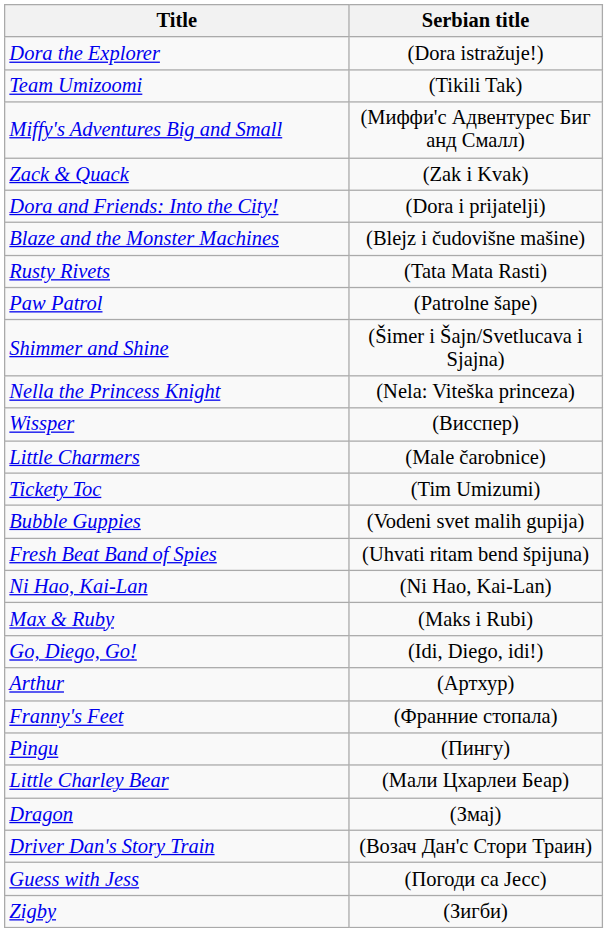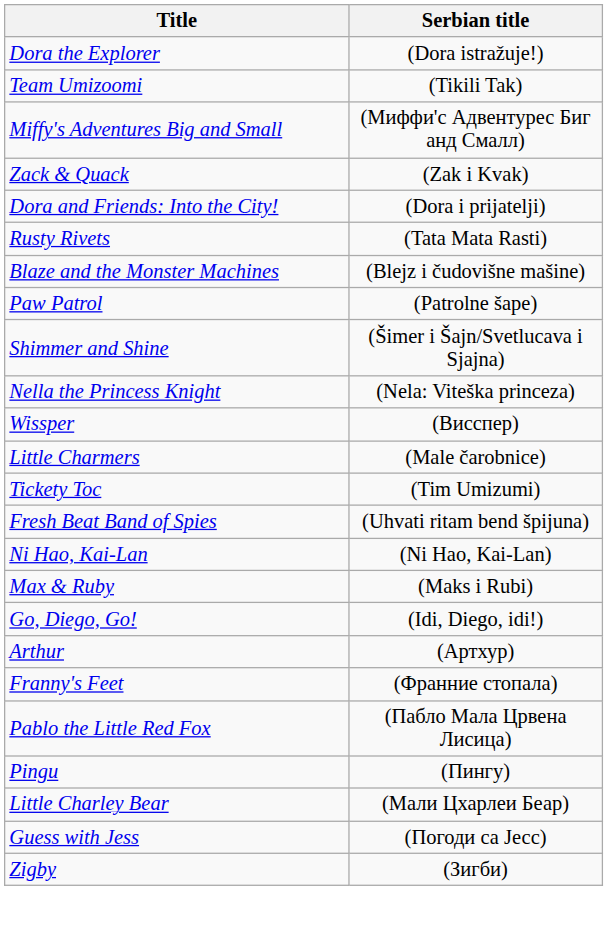rows swapped: (60, 271) <-> (144, 238)
- row: (75, 521)
+ row: (110, 727)
- row: (41, 813)
- row: (112, 846)
